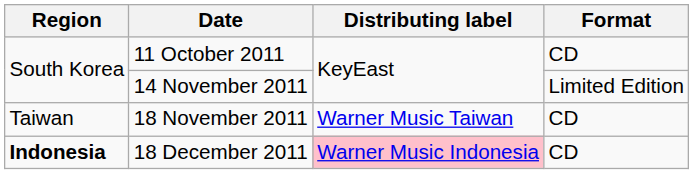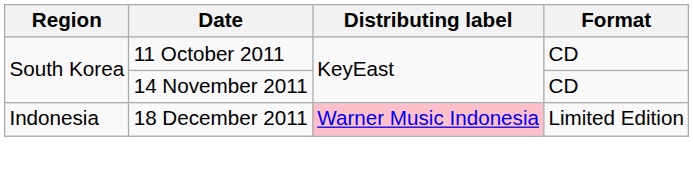(616, 86) Limited Edition -> (563, 86) CD
- row: (221, 119)
(58, 151) bold -> (54, 119) normal
(563, 151) CD -> (616, 119) Limited Edition
